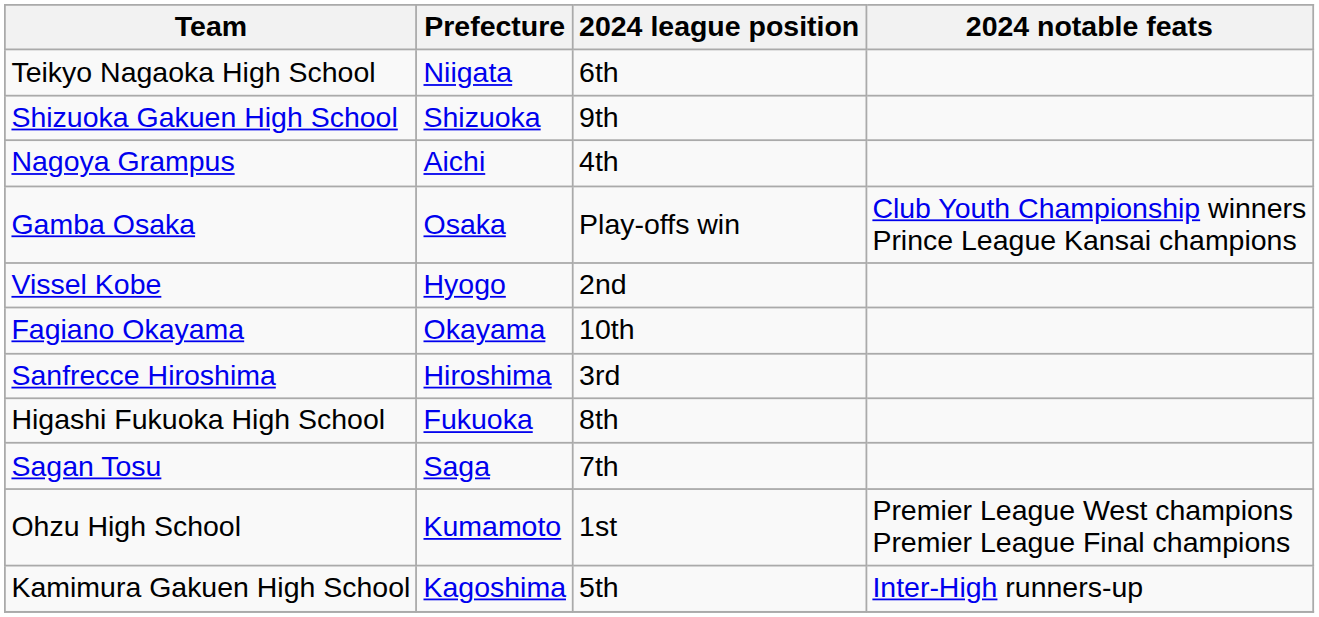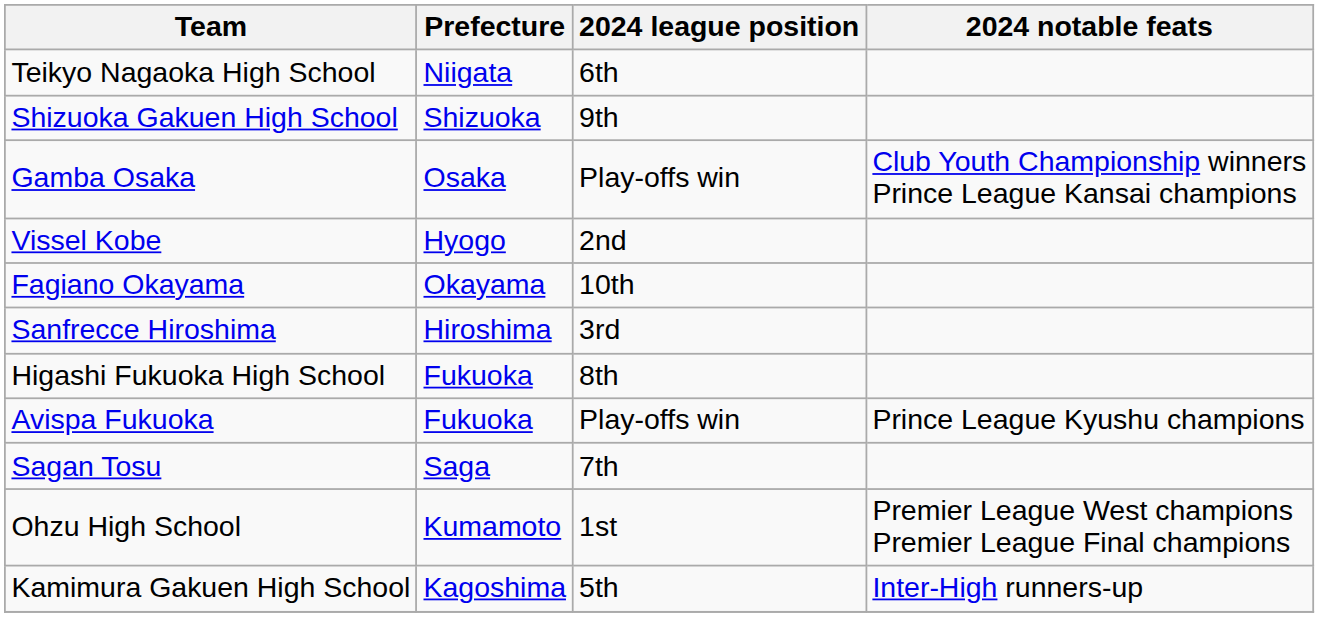- row: (123, 162)
+ row: (113, 420)
